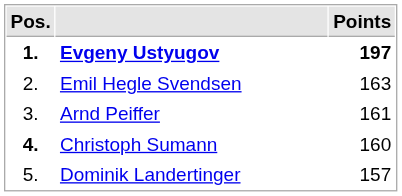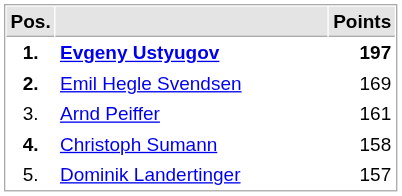(31, 83) normal -> (31, 83) bold
(375, 83) 163 -> (375, 83) 169
(375, 144) 160 -> (375, 144) 158
